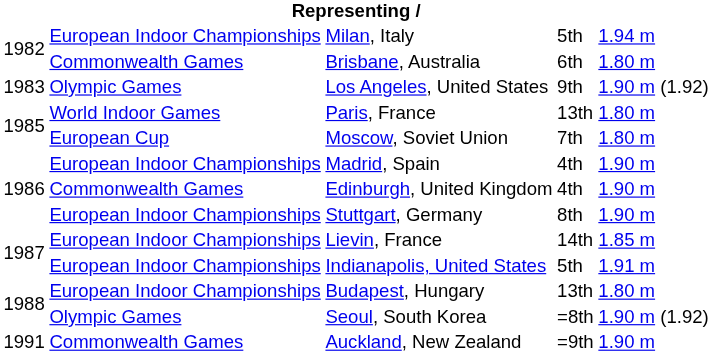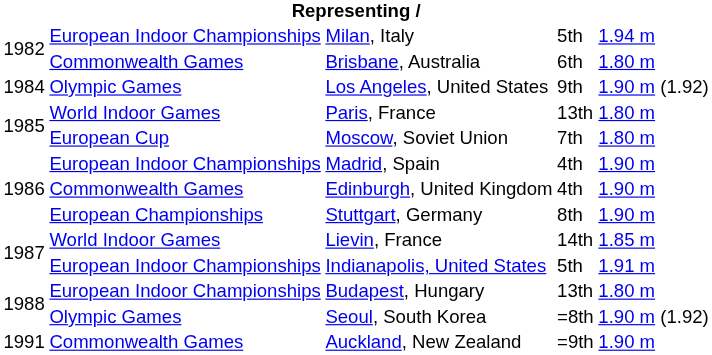(24, 87) 1983 -> (24, 87) 1984
(185, 214) European Indoor Championships -> (156, 214) European Championships
(185, 240) European Indoor Championships -> (135, 240) World Indoor Games
